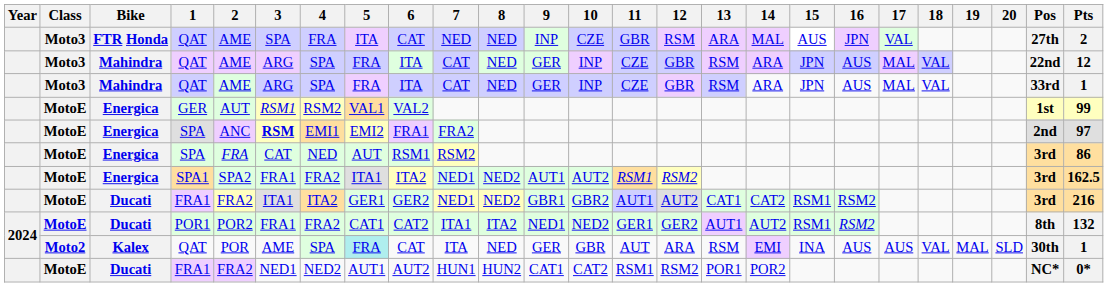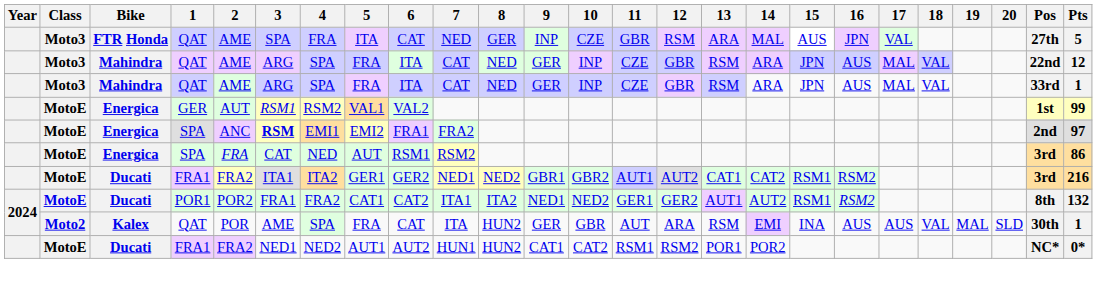(502, 39) NED -> (502, 39) GER
(1084, 39) 2 -> (1078, 39) 5
- row: (131, 177)
(367, 246) paleturquoise background -> (367, 223) no background
(502, 246) NED -> (502, 223) HUN2
